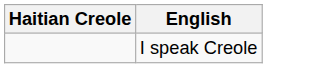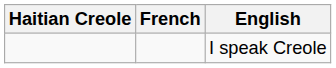+ column: (170, 18)
